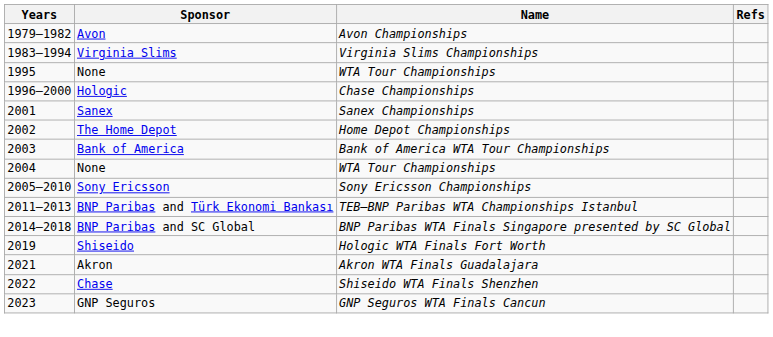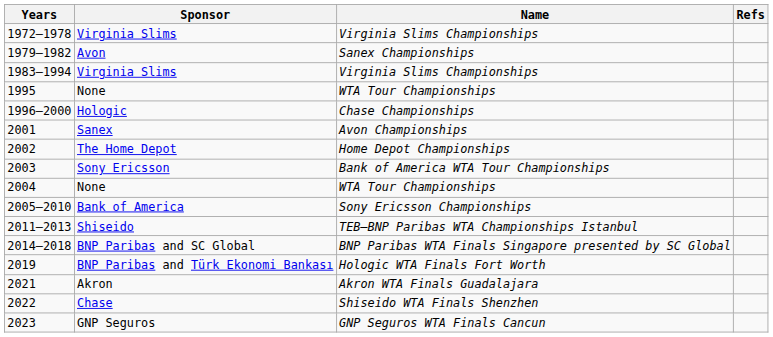+ row: (39, 33)
(403, 33) Avon Championships -> (407, 53) Sanex Championships
(407, 110) Sanex Championships -> (403, 130) Avon Championships
(130, 149) Bank of America -> (123, 168) Sony Ericsson
(123, 188) Sony Ericsson -> (130, 207) Bank of America
(205, 207) BNP Paribas and Türk Ekonomi Bankası -> (106, 226) Shiseido
(106, 245) Shiseido -> (205, 265) BNP Paribas and Türk Ekonomi Bankası
